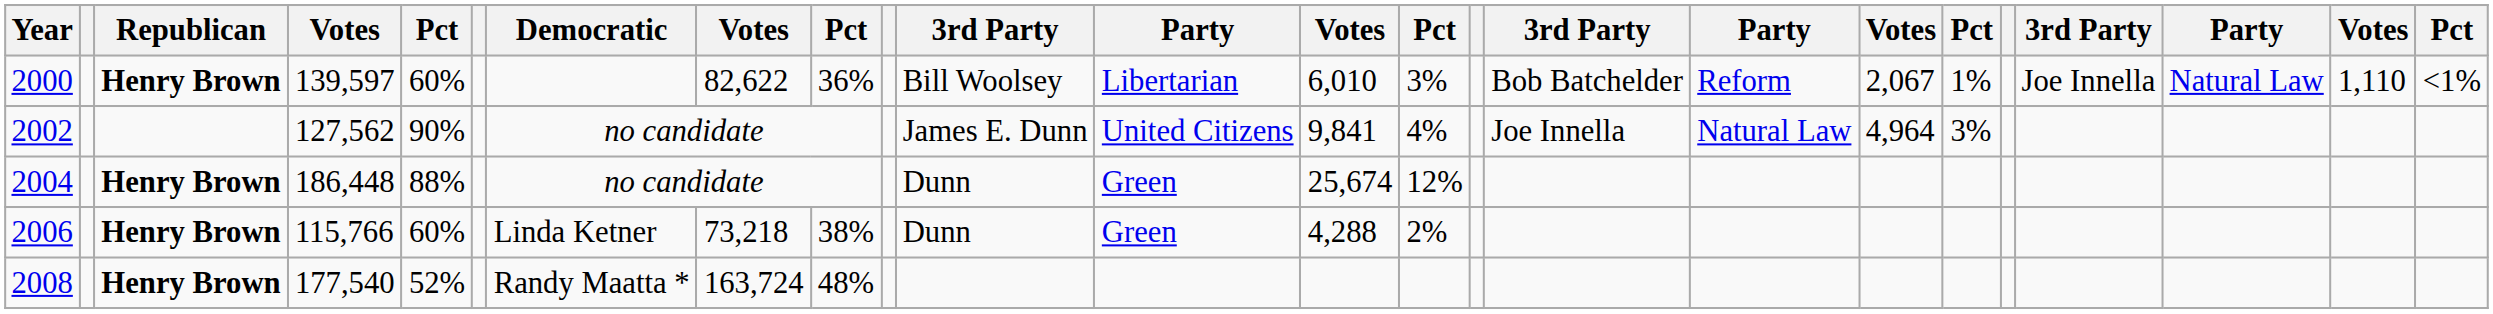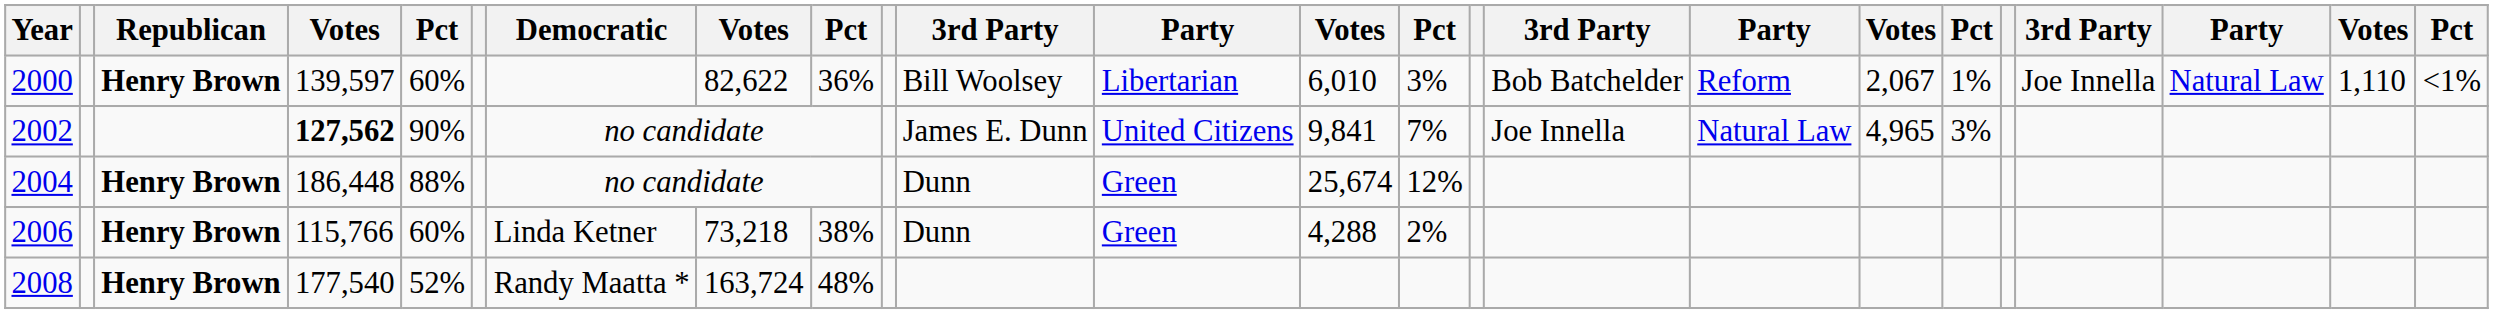(345, 131) normal -> (345, 131) bold
(1427, 131) 4% -> (1427, 131) 7%
(1900, 131) 4,964 -> (1900, 131) 4,965
